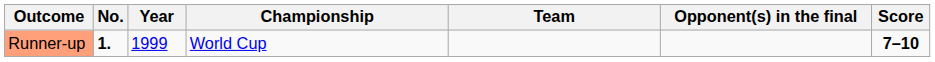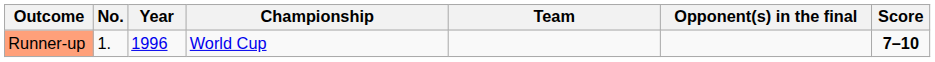(104, 43) bold -> (104, 43) normal
(149, 43) 1999 -> (149, 43) 1996
